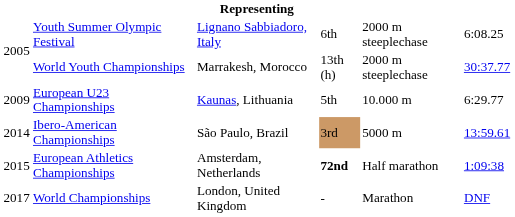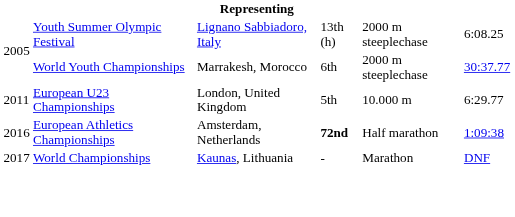(329, 34) 6th -> (332, 34) 13th (h)
(332, 67) 13th (h) -> (329, 67) 6th
(17, 99) 2009 -> (16, 99) 2011
(245, 99) Kaunas, Lithuania -> (238, 99) London, United Kingdom
- row: (75, 132)
(17, 165) 2015 -> (17, 132) 2016
(238, 198) London, United Kingdom -> (245, 158) Kaunas, Lithuania
